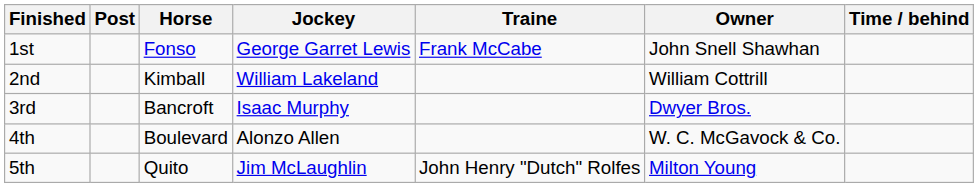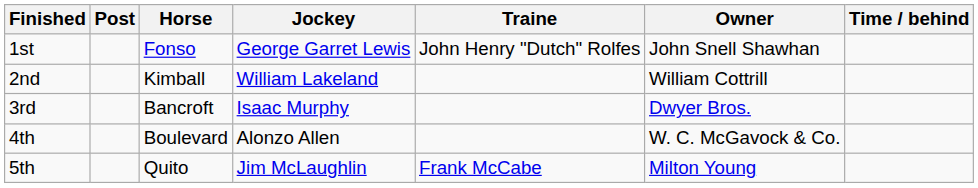(480, 49) Frank McCabe -> (530, 49) John Henry "Dutch" Rolfes
(530, 167) John Henry "Dutch" Rolfes -> (480, 167) Frank McCabe
